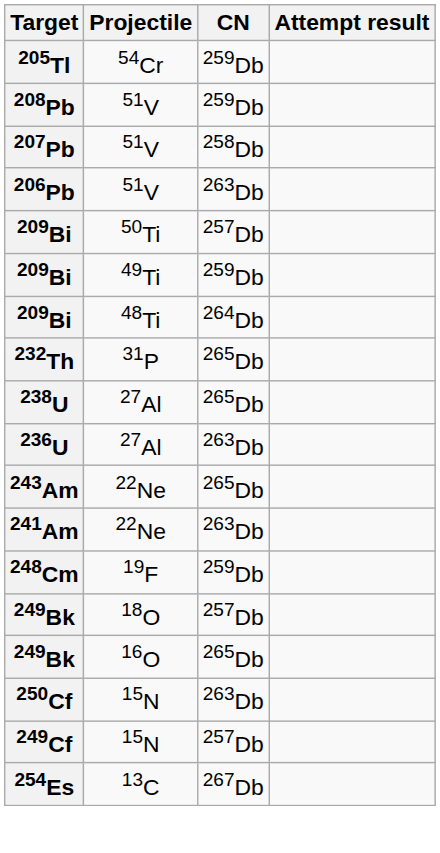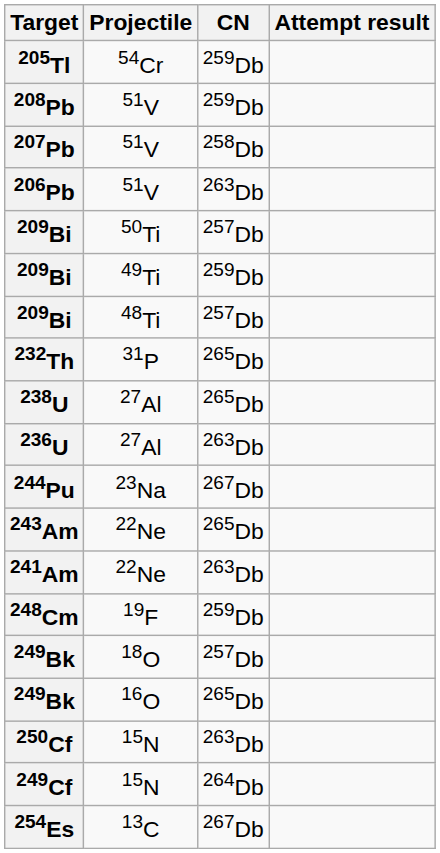(233, 316) 264Db -> (233, 316) 257Db
+ row: (44, 486)
(233, 741) 257Db -> (233, 784) 264Db
